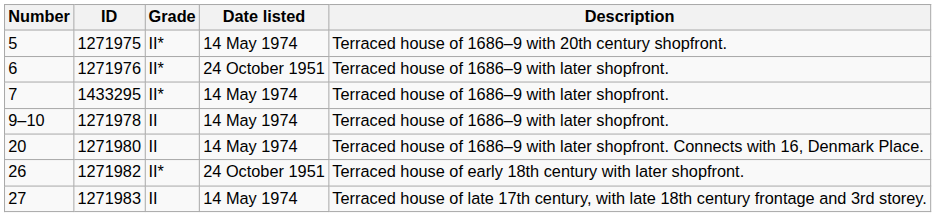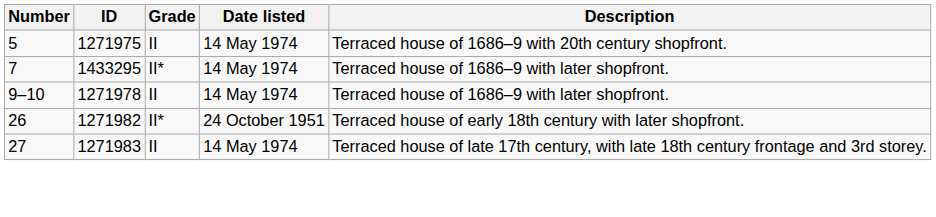(156, 43) II* -> (153, 43) II
- row: (13, 69)
- row: (17, 146)
